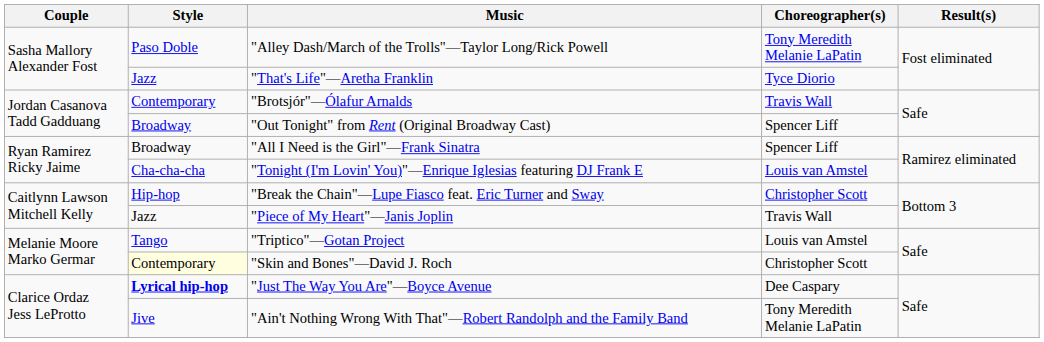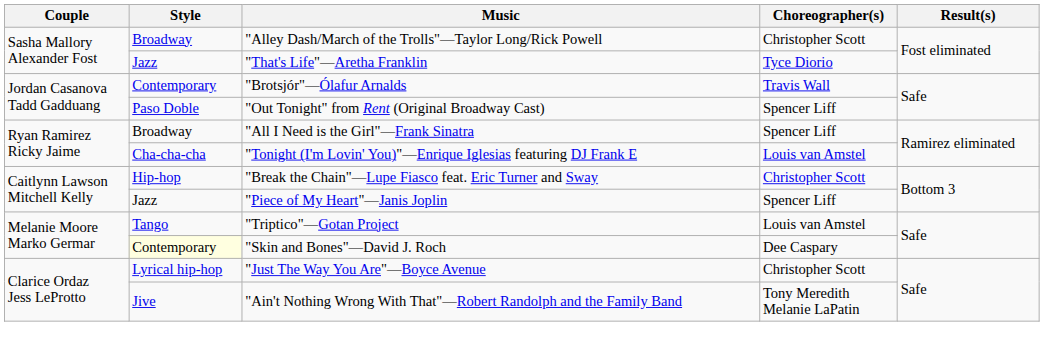(165, 47) Paso Doble -> (162, 39) Broadway
(813, 47) Tony Meredith Melanie LaPatin -> (814, 39) Christopher Scott
(161, 124) Broadway -> (166, 108) Paso Doble
(799, 217) Travis Wall -> (799, 200) Spencer Liff
(816, 263) Christopher Scott -> (800, 246) Dee Caspary
(180, 286) bold -> (177, 270) normal
(802, 286) Dee Caspary -> (814, 270) Christopher Scott
